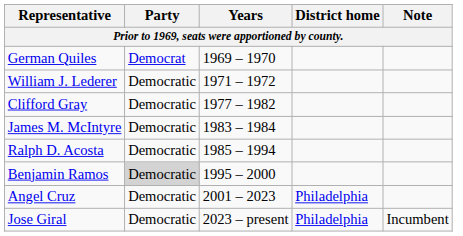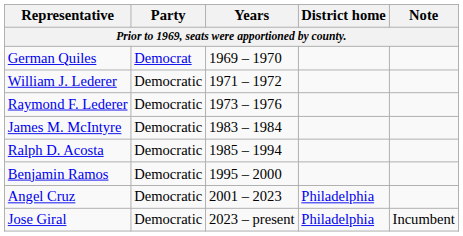+ row: (68, 104)
- row: (48, 104)
(162, 173) lightgrey background -> (168, 173) no background
